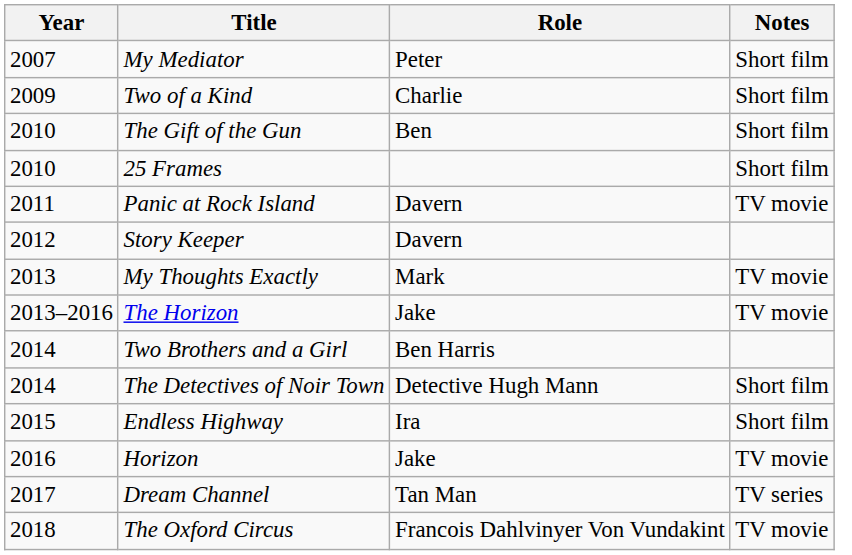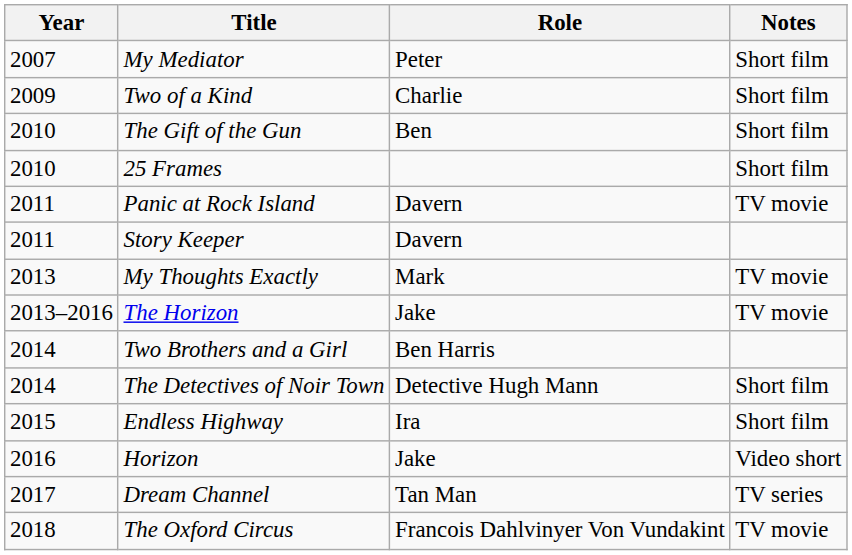(33, 240) 2012 -> (32, 240) 2011
(782, 458) TV movie -> (788, 458) Video short
